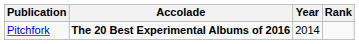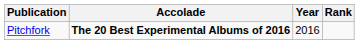(307, 30) 2014 -> (307, 30) 2016
